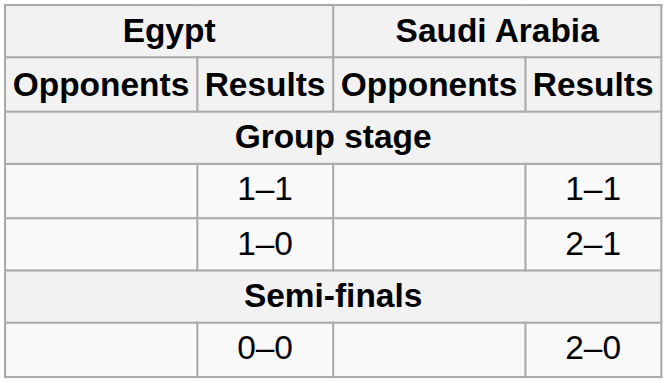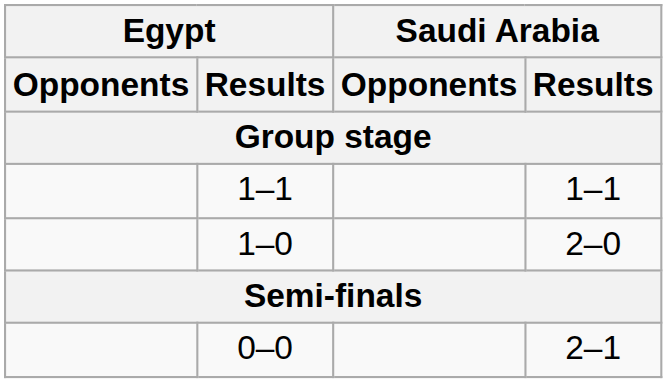(593, 243) 2–1 -> (593, 243) 2–0
(593, 349) 2–0 -> (593, 349) 2–1
